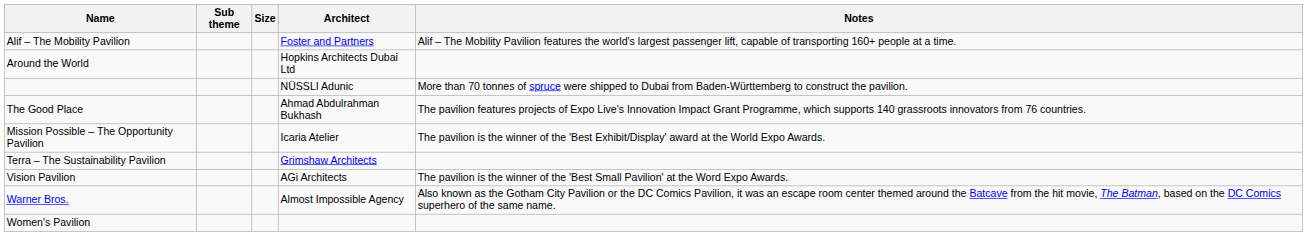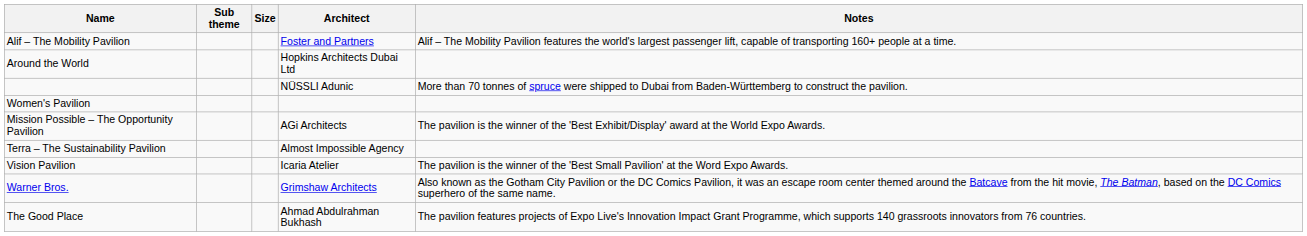rows swapped: (45, 109) <-> (48, 223)
(310, 138) Icaria Atelier -> (314, 126) AGi Architects
(329, 160) Grimshaw Architects -> (342, 148) Almost Impossible Agency
(314, 177) AGi Architects -> (310, 165) Icaria Atelier
(342, 200) Almost Impossible Agency -> (329, 188) Grimshaw Architects
